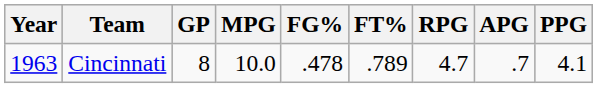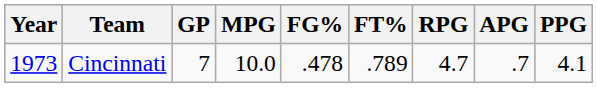(34, 62) 1963 -> (34, 62) 1973
(204, 62) 8 -> (204, 62) 7
